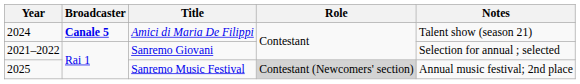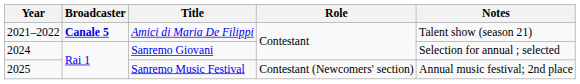(19, 32) 2024 -> (33, 32) 2021–2022
(33, 50) 2021–2022 -> (19, 50) 2024
(336, 69) lightgrey background -> (336, 69) no background
